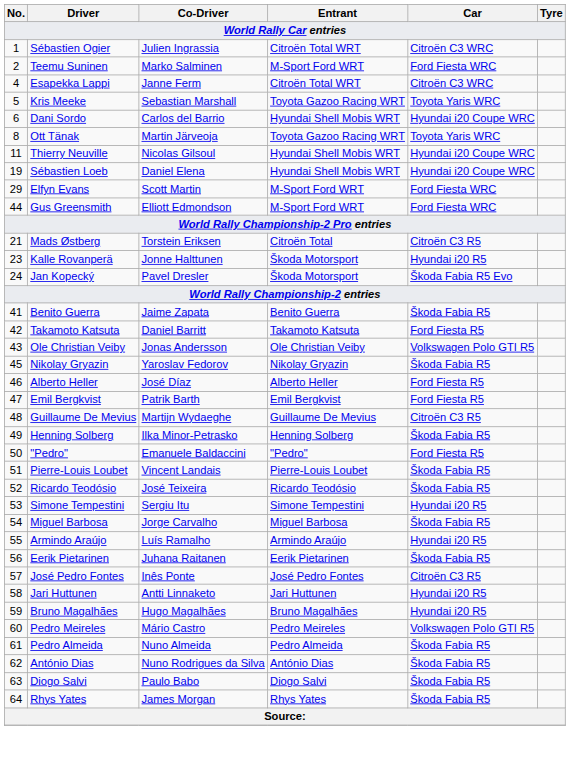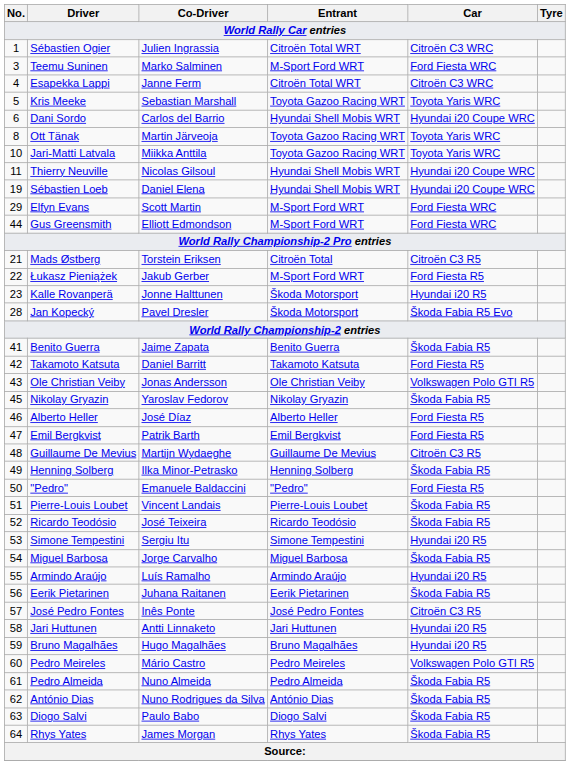(16, 66) 2 -> (16, 66) 3
+ row: (73, 153)
+ row: (74, 276)
(16, 276) 24 -> (16, 312) 28
